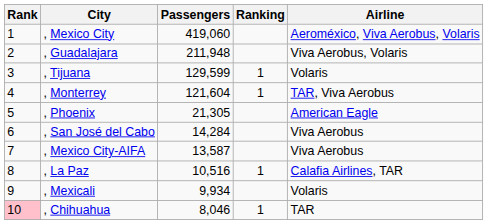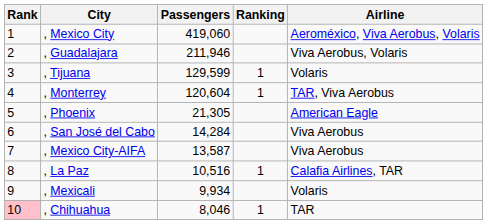(208, 54) 211,948 -> (208, 54) 211,946
(208, 93) 121,604 -> (208, 93) 120,604
